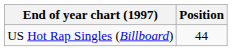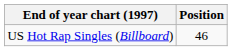(202, 35) 44 -> (202, 35) 46
